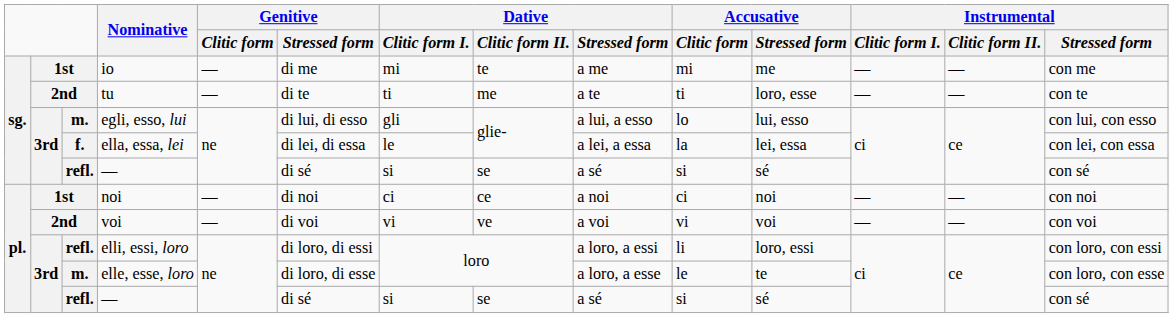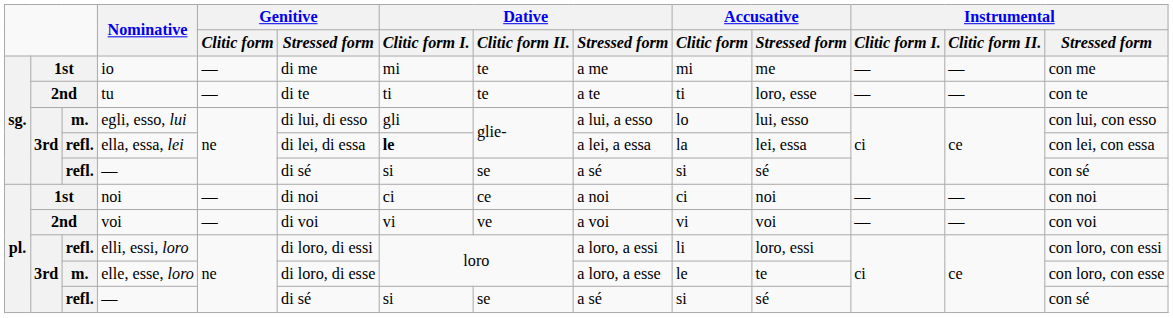(487, 94) me -> (483, 94) te
(80, 145) f. -> (80, 145) refl.
(389, 145) normal -> (389, 145) bold
